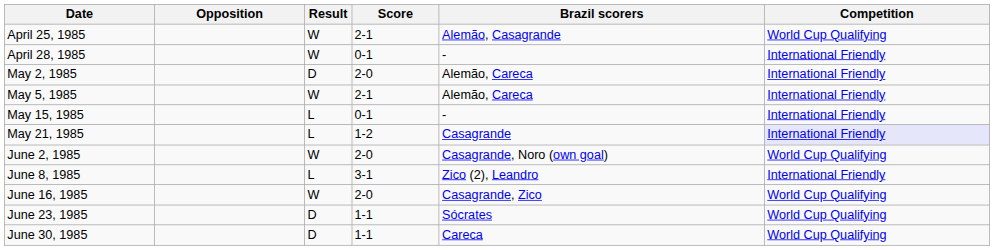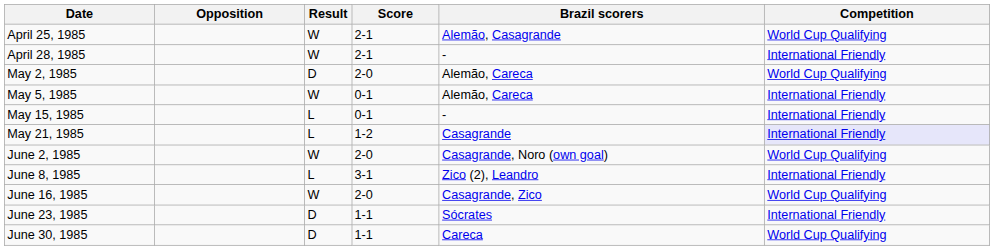(364, 54) 0-1 -> (364, 54) 2-1
(826, 74) International Friendly -> (827, 74) World Cup Qualifying
(364, 94) 2-1 -> (364, 94) 0-1
(827, 214) World Cup Qualifying -> (826, 214) International Friendly
